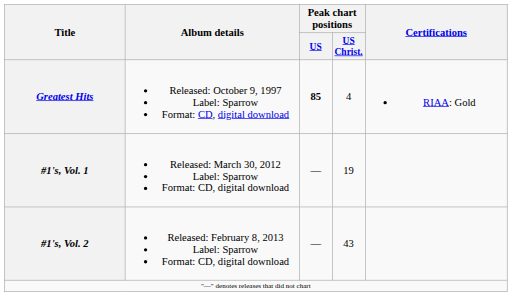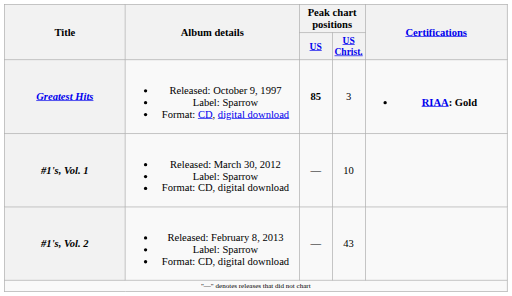(349, 96) 4 -> (349, 96) 3
(436, 103) normal -> (436, 103) bold
(349, 170) 19 -> (349, 170) 10
